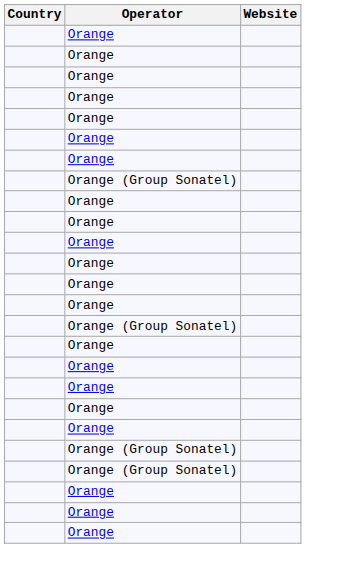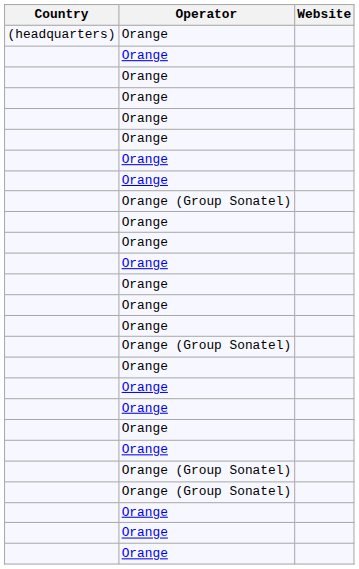+ row: (62, 36)
